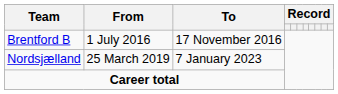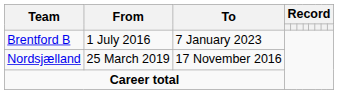(229, 39) 17 November 2016 -> (219, 39) 7 January 2023
(219, 59) 7 January 2023 -> (229, 59) 17 November 2016
